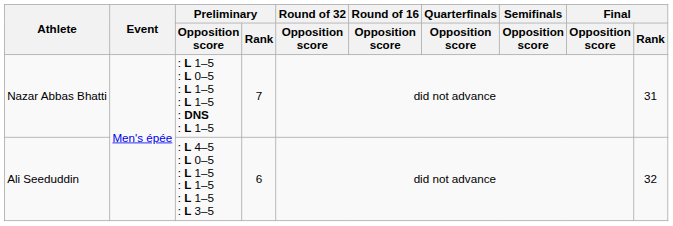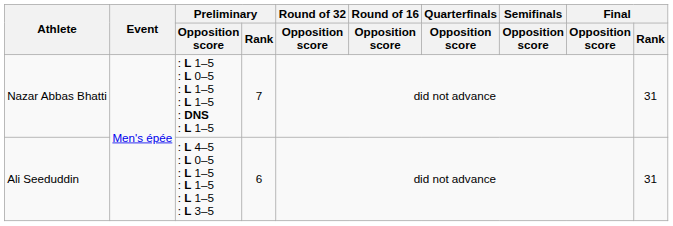(651, 179) 32 -> (651, 179) 31
